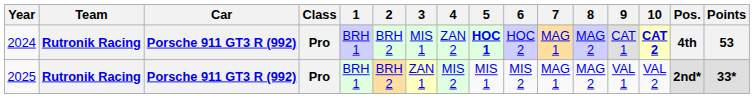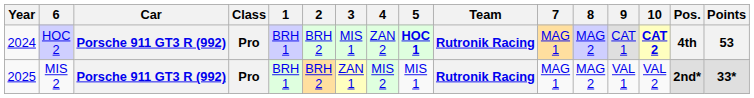columns swapped: (91, 15) <-> (521, 15)
